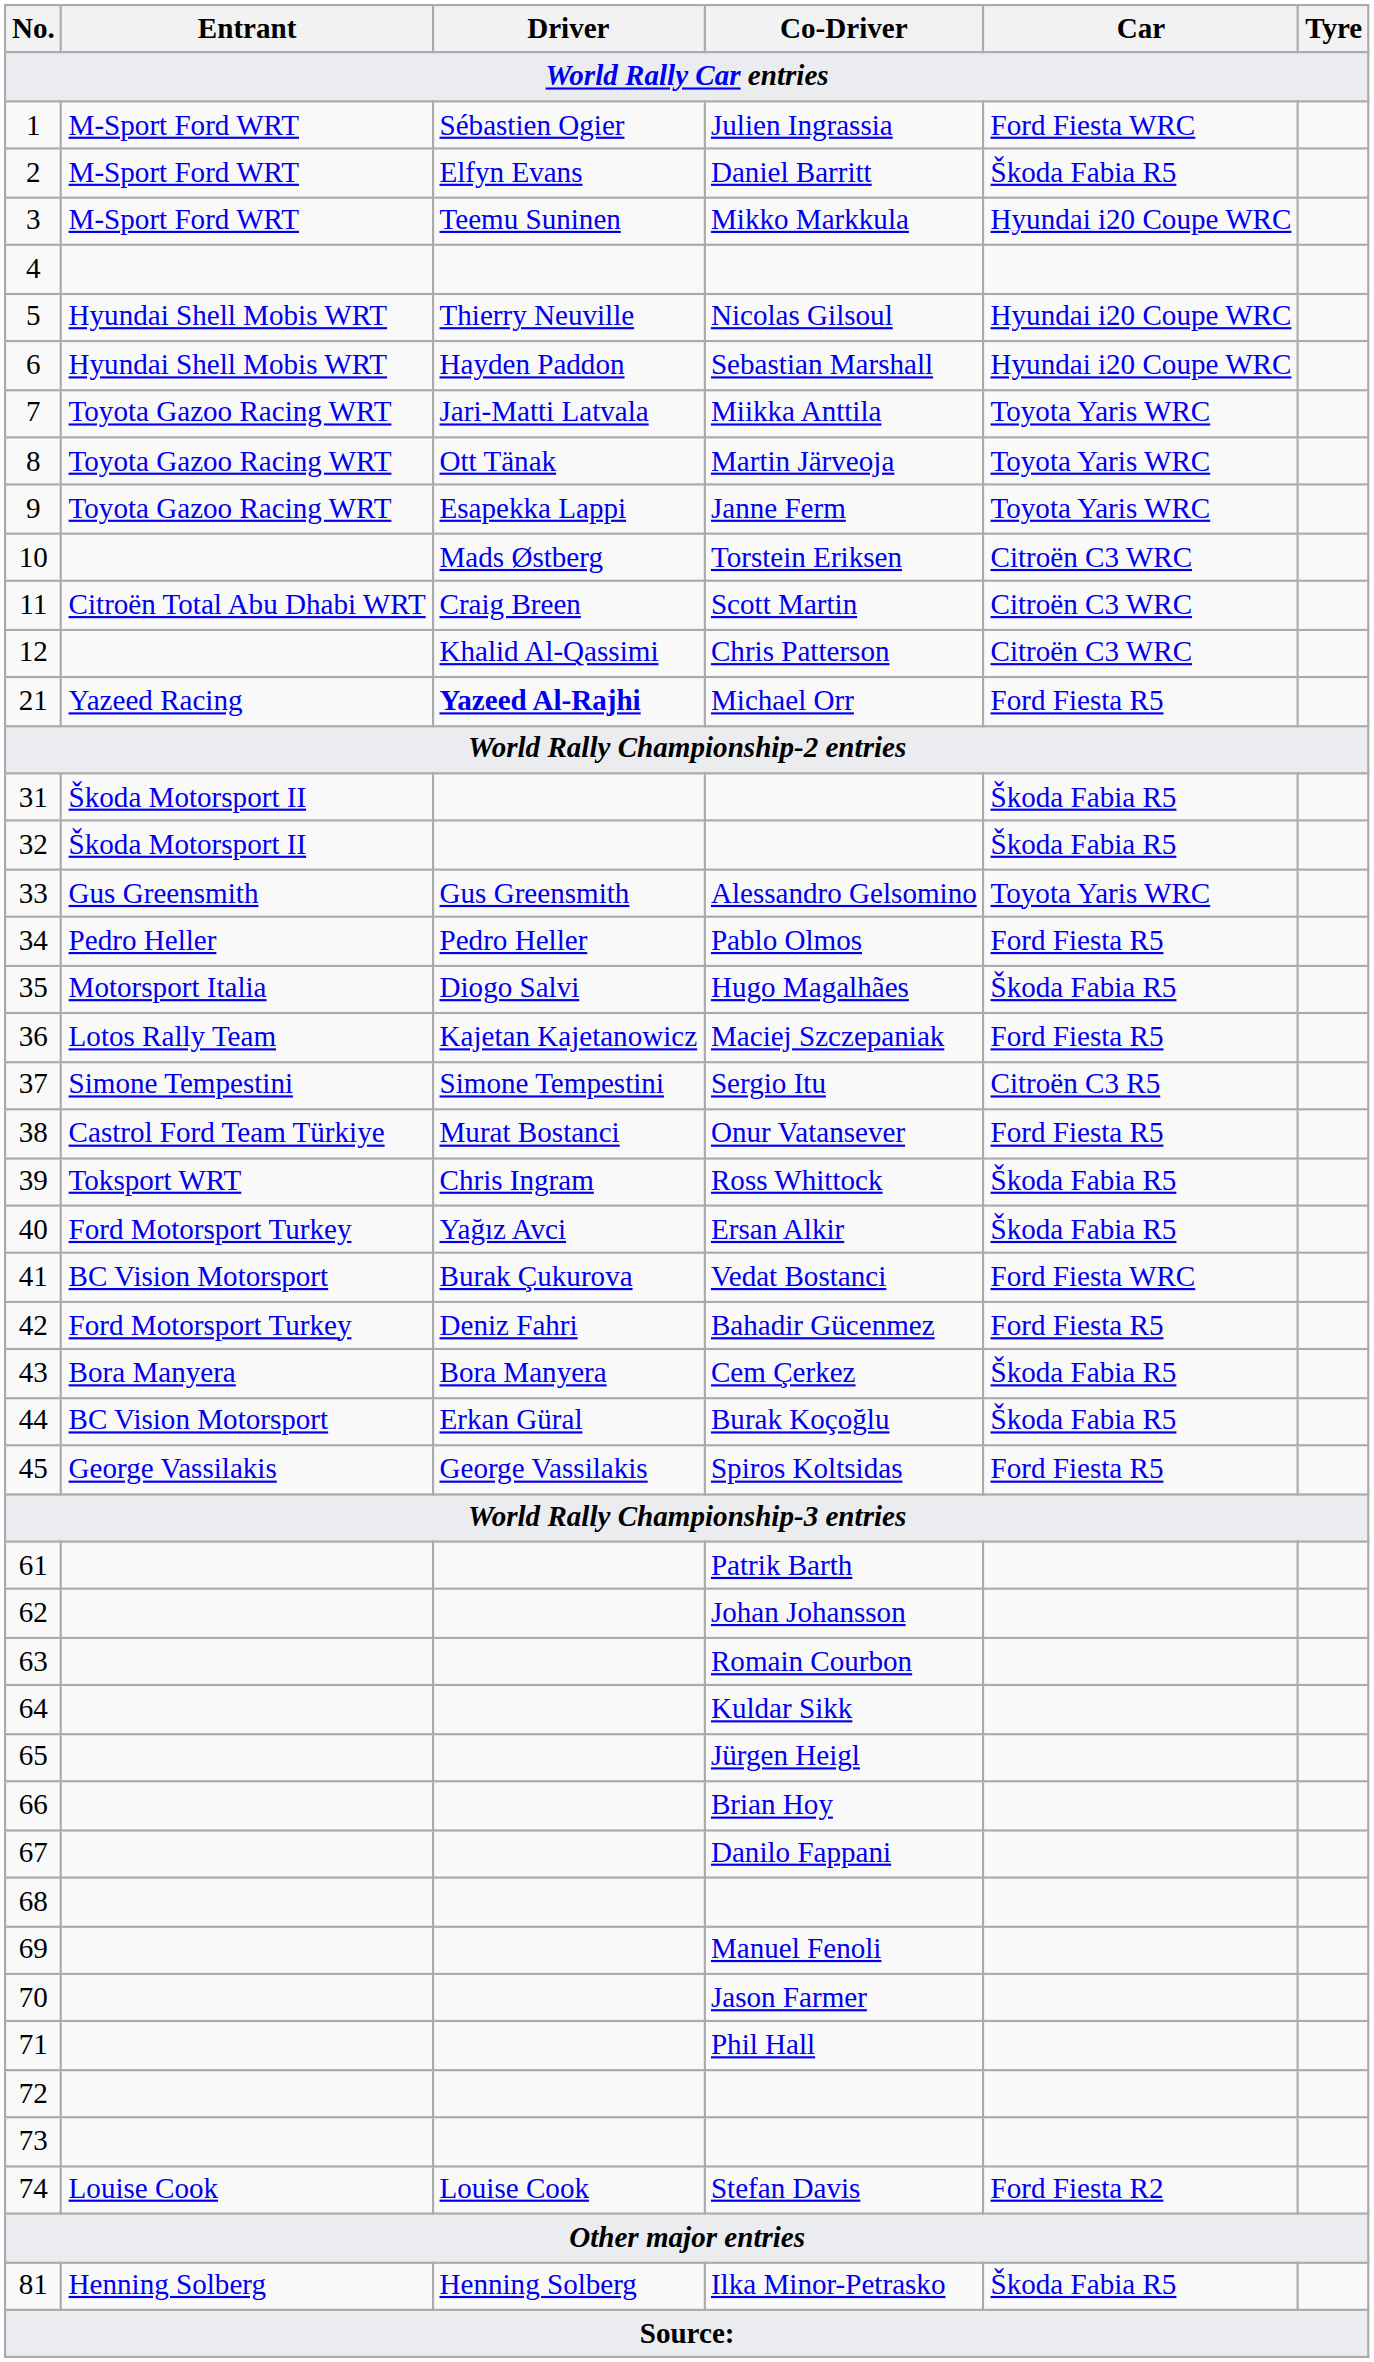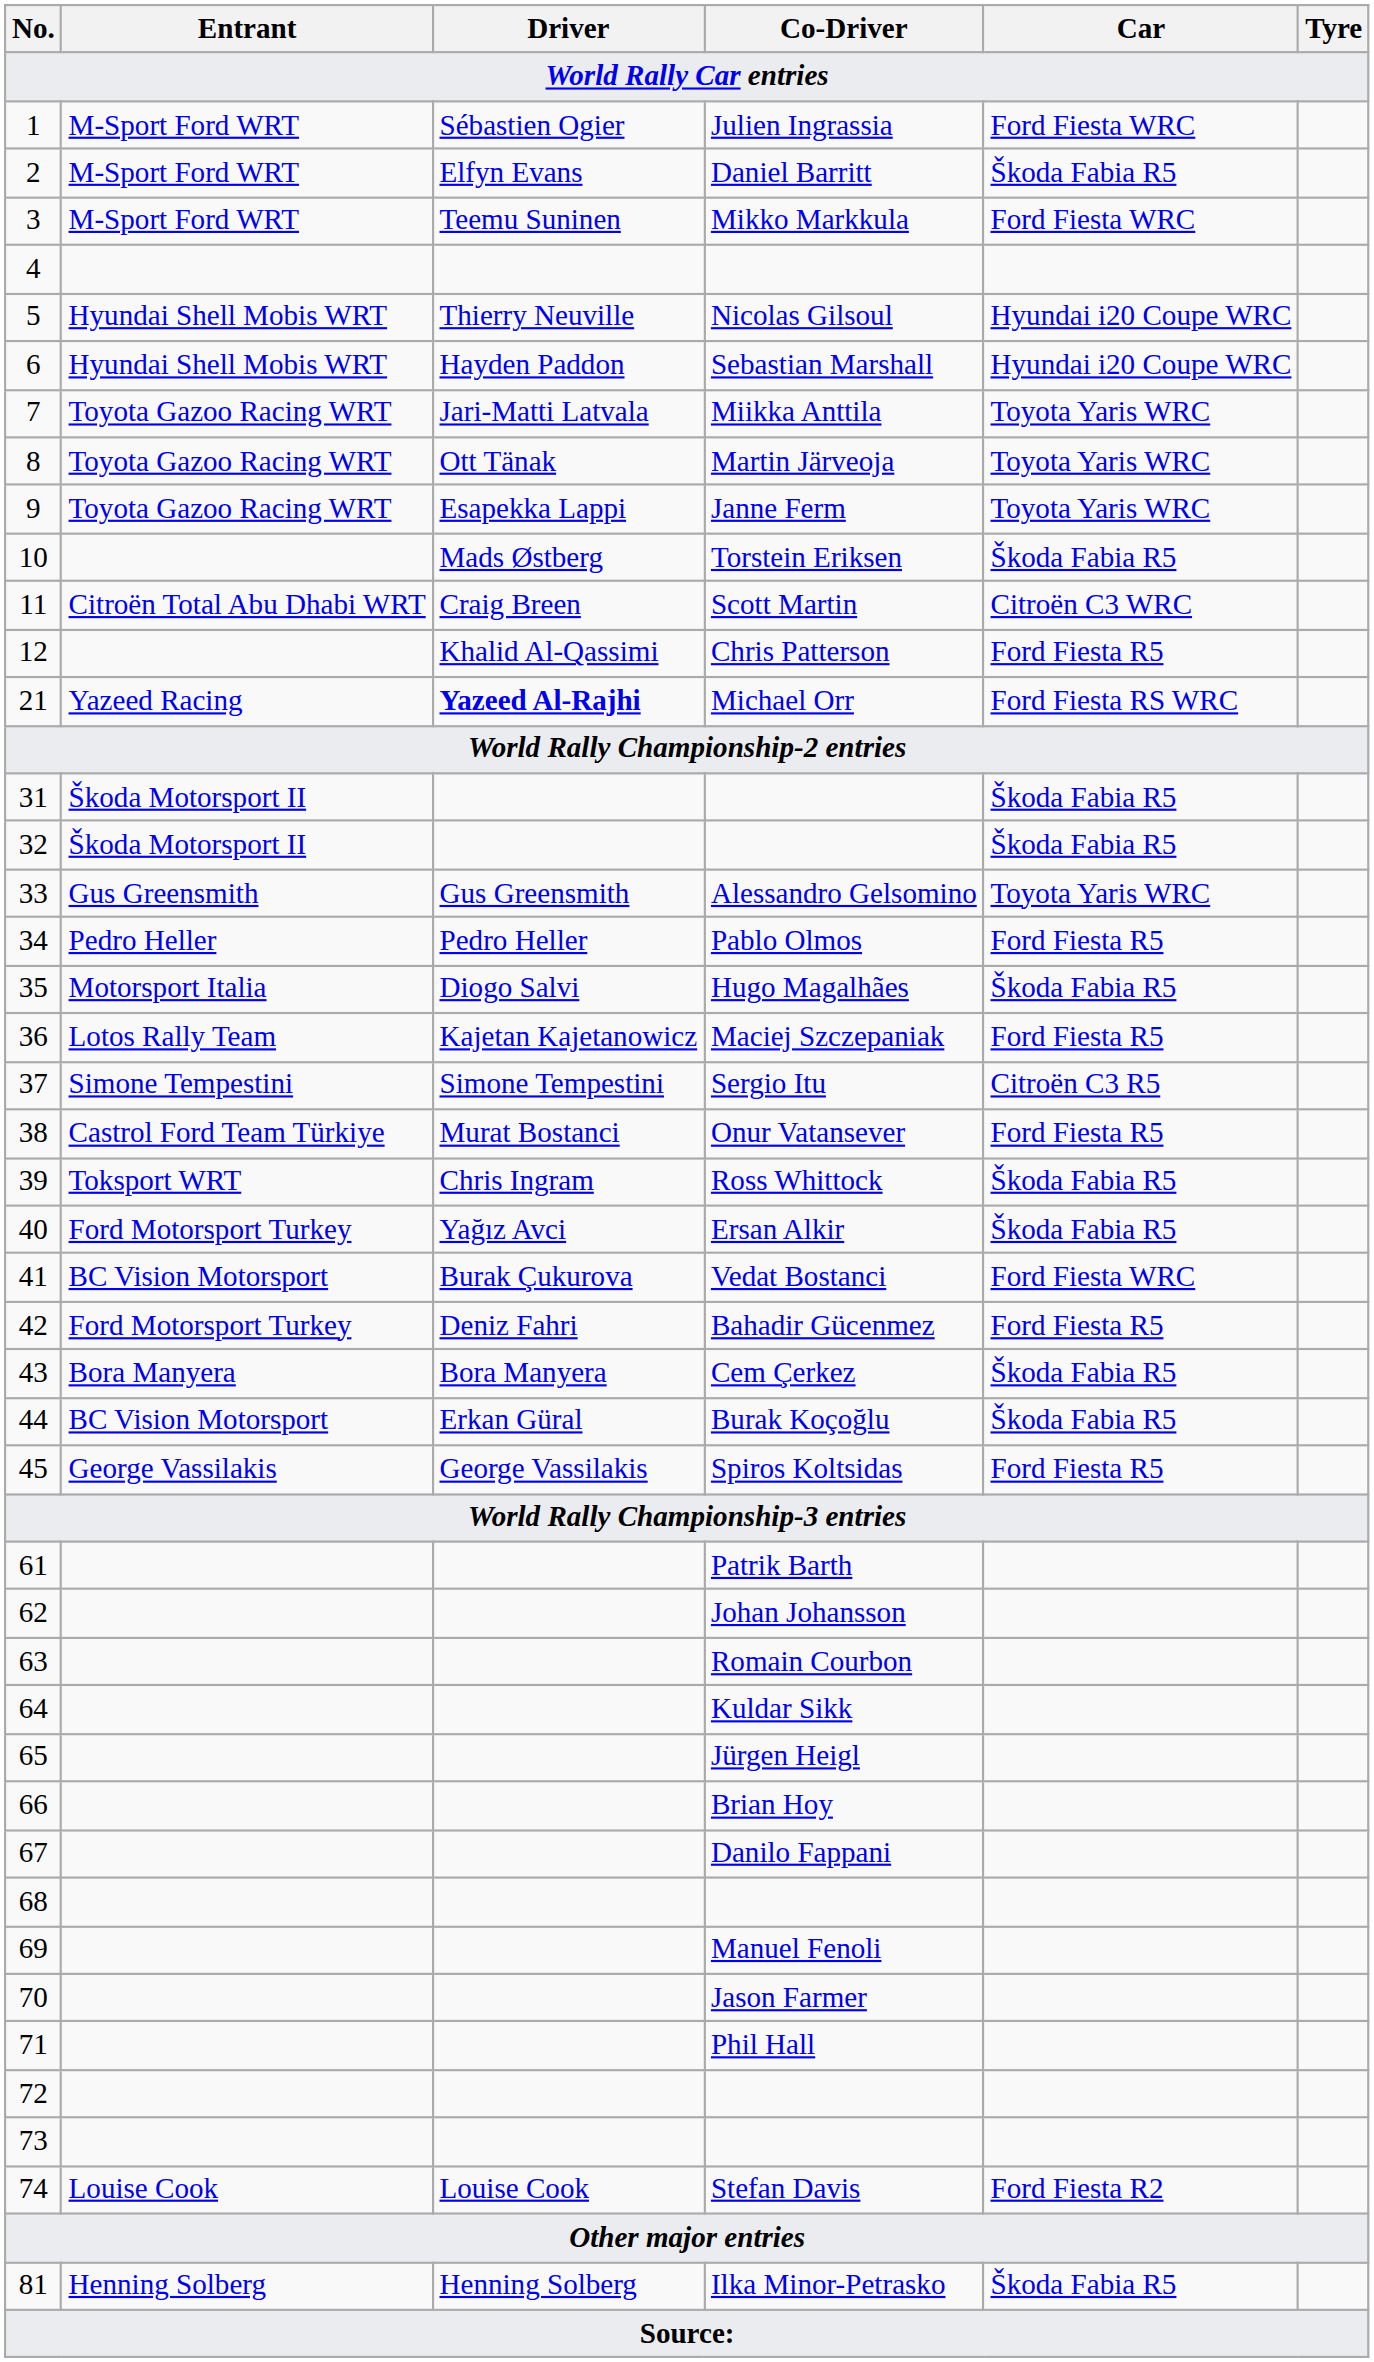(1141, 220) Hyundai i20 Coupe WRC -> (1093, 220) Ford Fiesta WRC
(1091, 556) Citroën C3 WRC -> (1083, 556) Škoda Fabia R5
(1091, 652) Citroën C3 WRC -> (1077, 652) Ford Fiesta R5
(1077, 700) Ford Fiesta R5 -> (1114, 700) Ford Fiesta RS WRC
